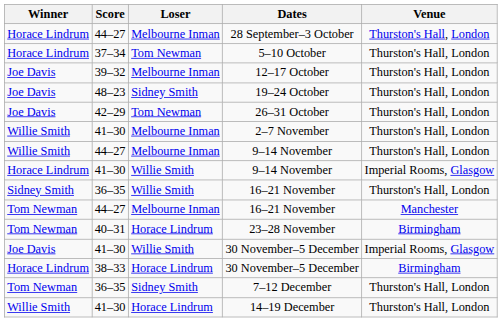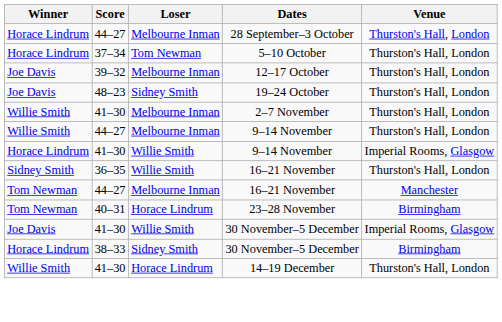- row: (110, 111)
(172, 268) Horace Lindrum -> (165, 248) Sidney Smith
- row: (110, 287)
